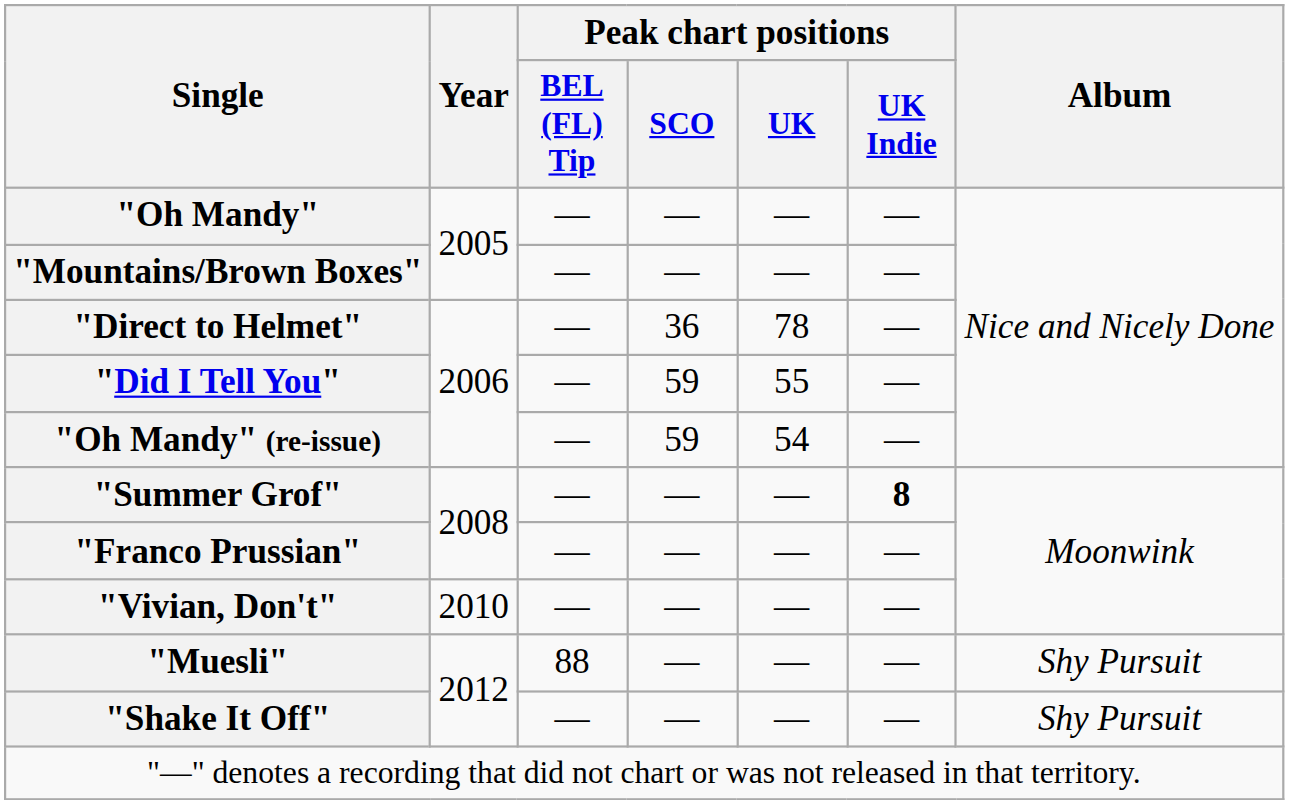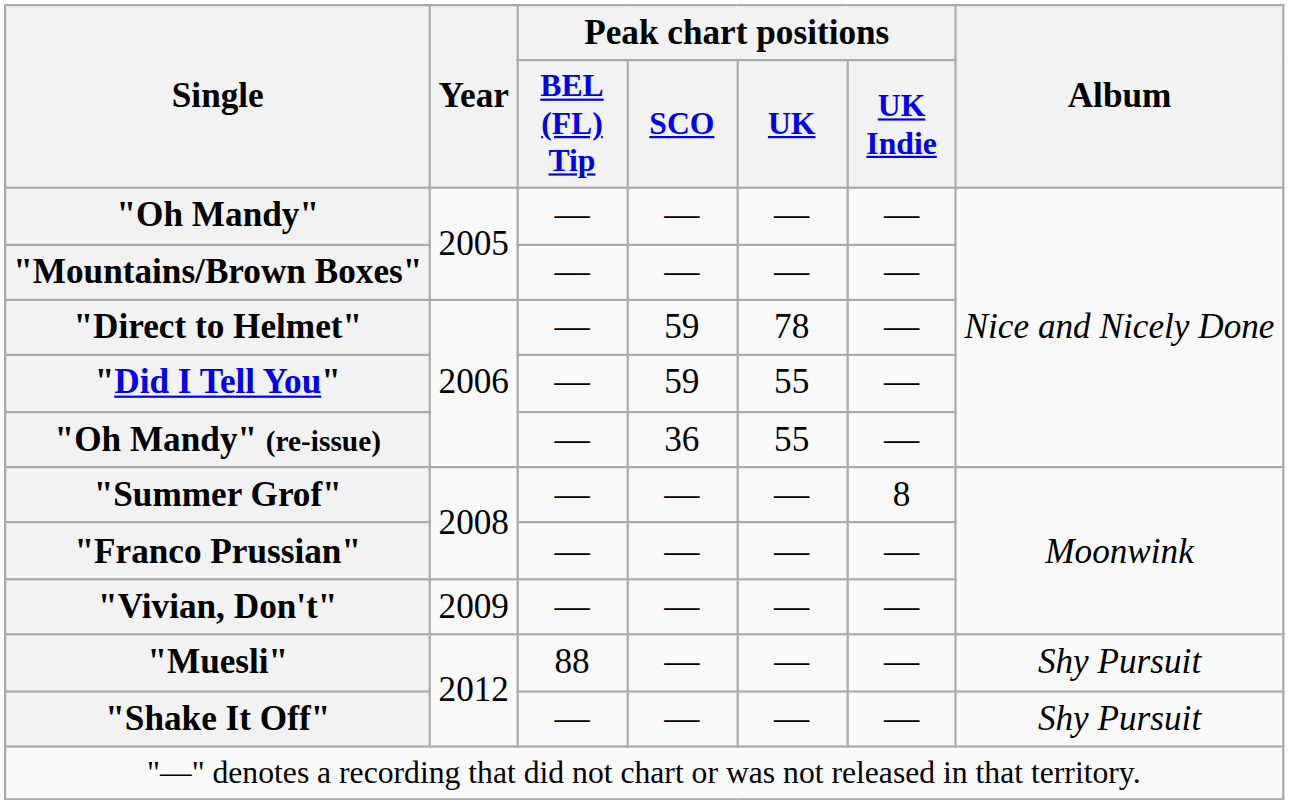(682, 326) 36 -> (682, 326) 59
(682, 438) 59 -> (682, 438) 36
(792, 438) 54 -> (792, 438) 55
(902, 494) bold -> (902, 494) normal
(474, 606) 2010 -> (474, 606) 2009
